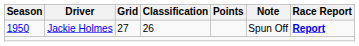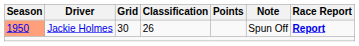(18, 28) no background -> (18, 28) lightsalmon background
(123, 28) 27 -> (123, 28) 30
